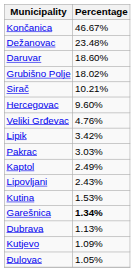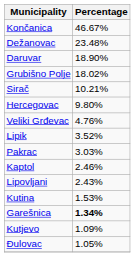(92, 58) 18.60% -> (92, 58) 18.90%
(89, 105) 9.60% -> (89, 105) 9.80%
(89, 136) 3.42% -> (89, 136) 3.52%
(89, 167) 2.49% -> (89, 167) 2.46%
- row: (25, 228)
